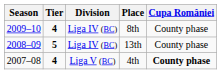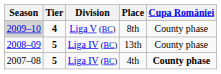(24, 29) no background -> (24, 29) lightgrey background
(92, 29) Liga IV (BC) -> (92, 29) Liga V (BC)
(54, 61) 4 -> (54, 61) 5
(92, 61) Liga V (BC) -> (92, 61) Liga IV (BC)
